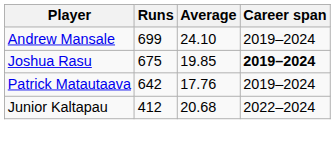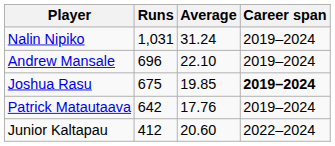+ row: (46, 38)
(150, 38) 699 -> (150, 61) 696
(198, 38) 24.10 -> (198, 61) 22.10
(198, 107) 20.68 -> (198, 130) 20.60
